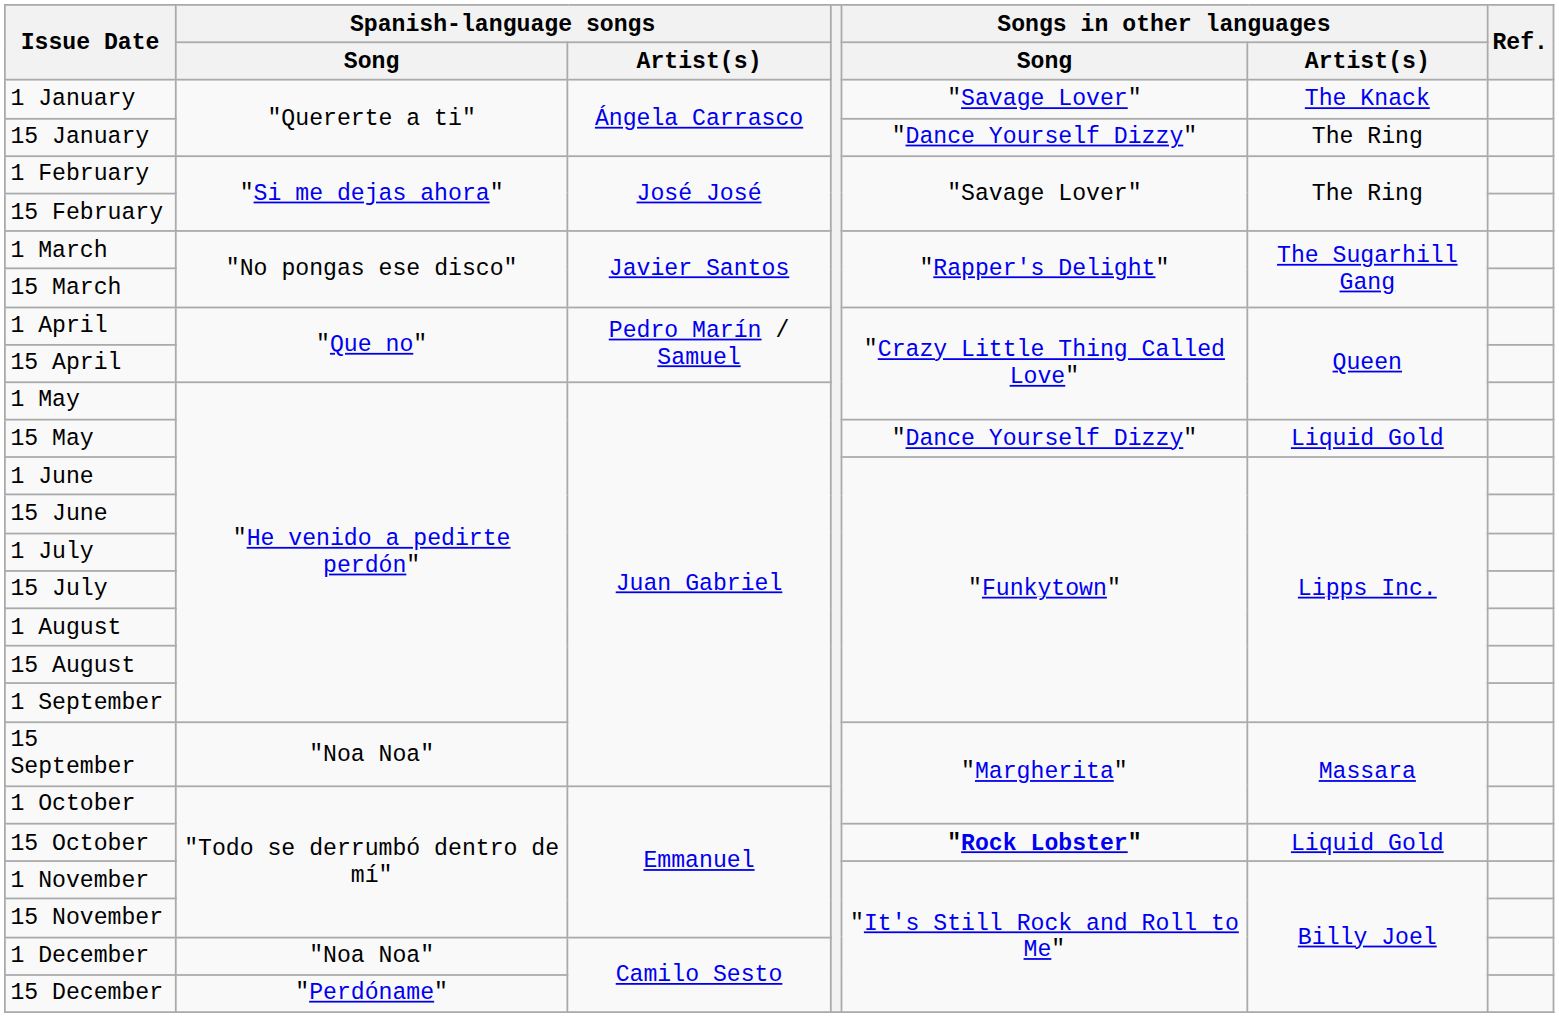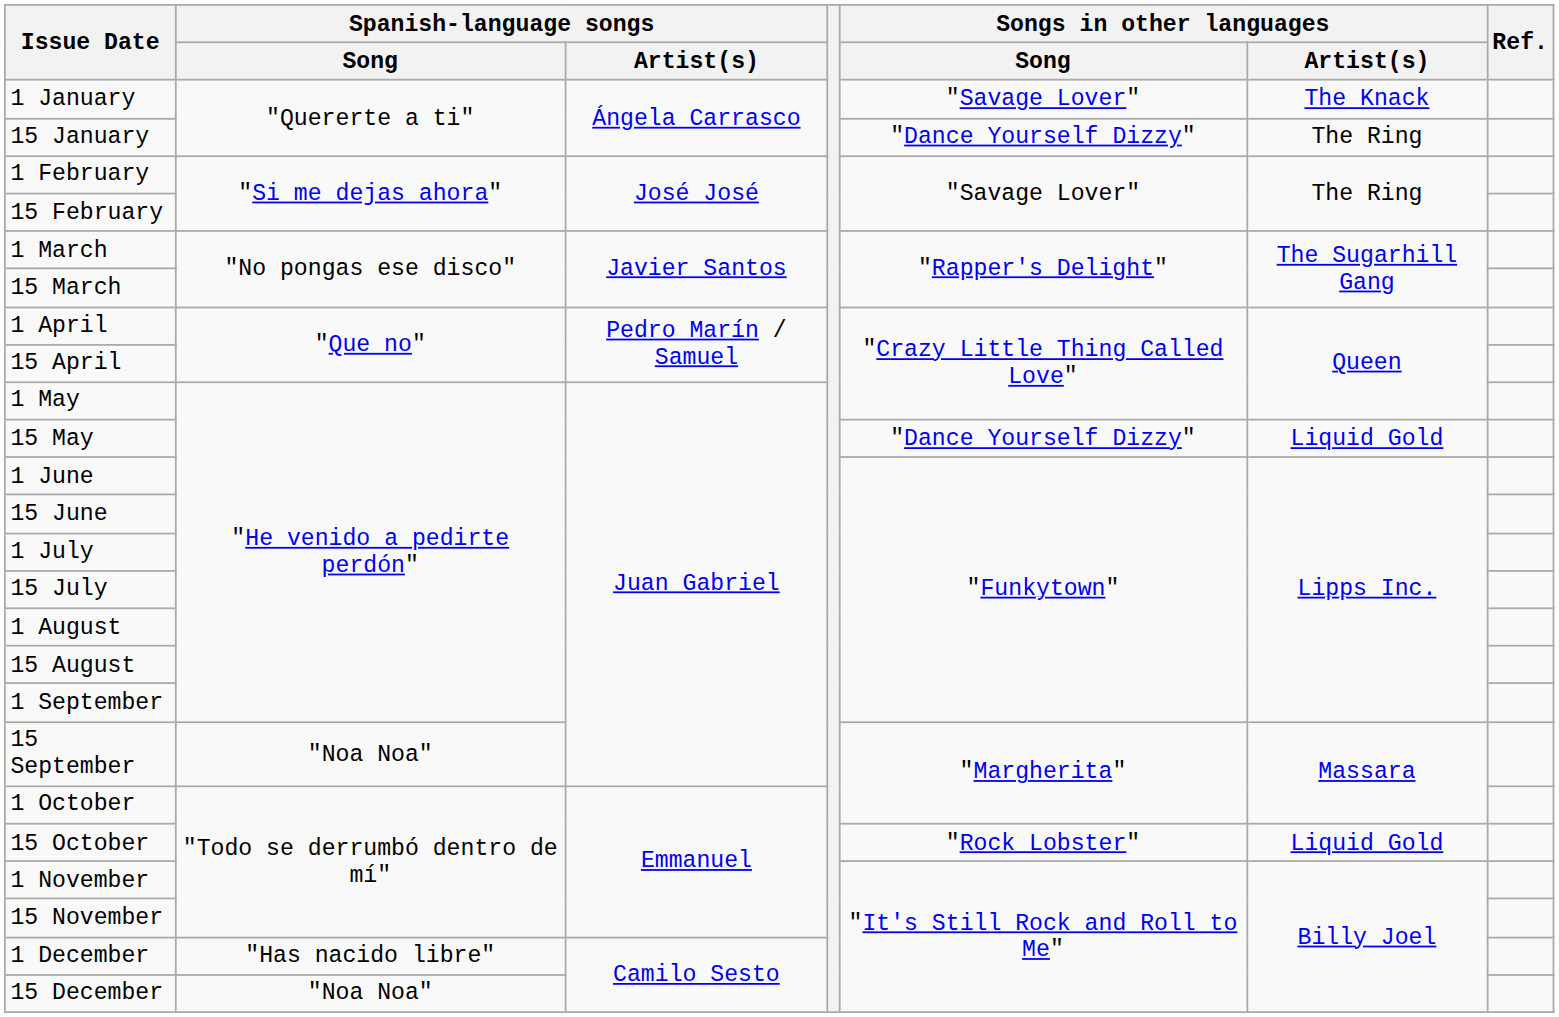(1044, 842) bold -> (1043, 842) normal
(372, 956) "Noa Noa" -> (370, 956) "Has nacido libre"
(372, 993) "Perdóname" -> (370, 993) "Noa Noa"
